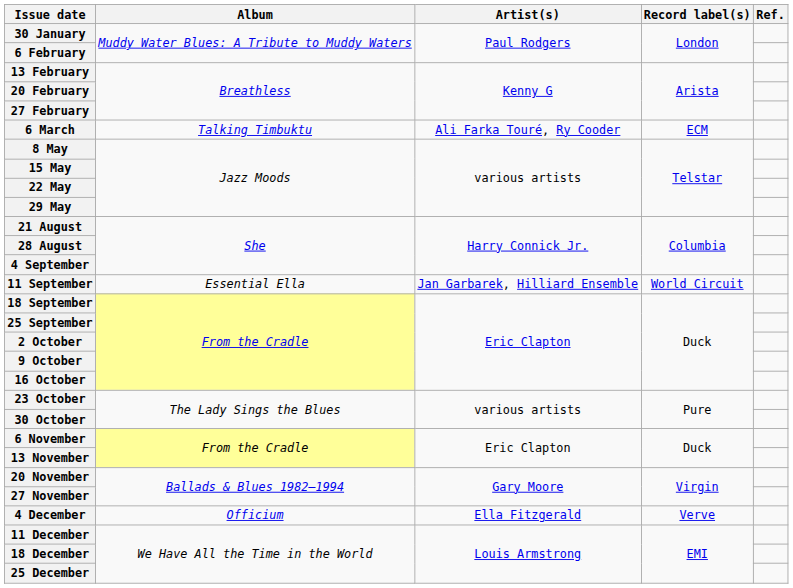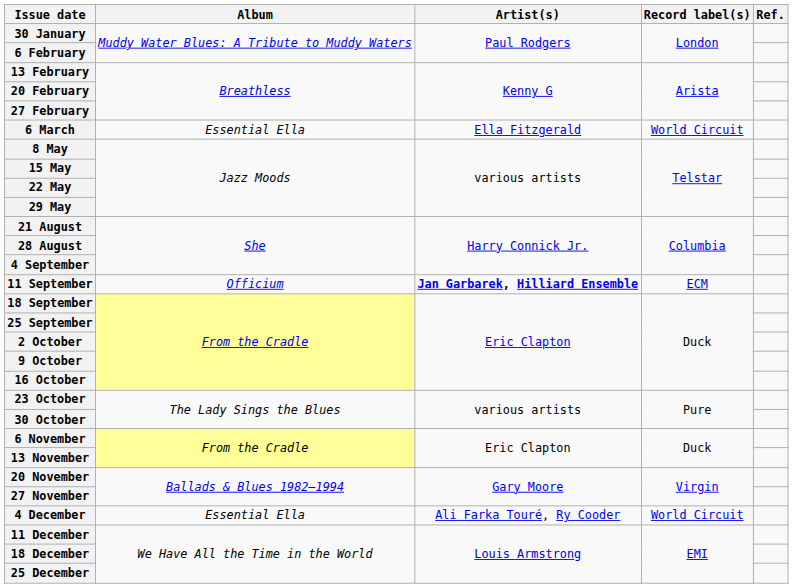(255, 130) Talking Timbuktu -> (255, 130) Essential Ella
(528, 130) Ali Farka Touré, Ry Cooder -> (528, 130) Ella Fitzgerald
(697, 130) ECM -> (697, 130) World Circuit
(255, 284) Essential Ella -> (255, 284) Officium
(528, 284) normal -> (528, 284) bold
(697, 284) World Circuit -> (697, 284) ECM
(255, 515) Officium -> (255, 515) Essential Ella
(528, 515) Ella Fitzgerald -> (528, 515) Ali Farka Touré, Ry Cooder
(697, 515) Verve -> (697, 515) World Circuit
